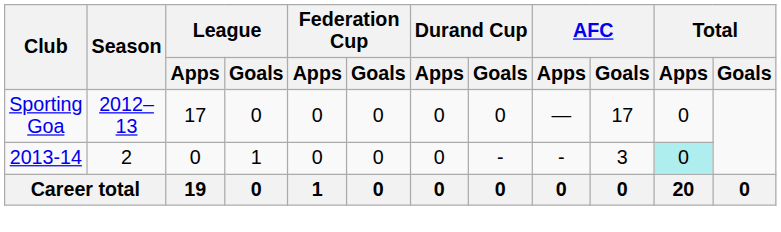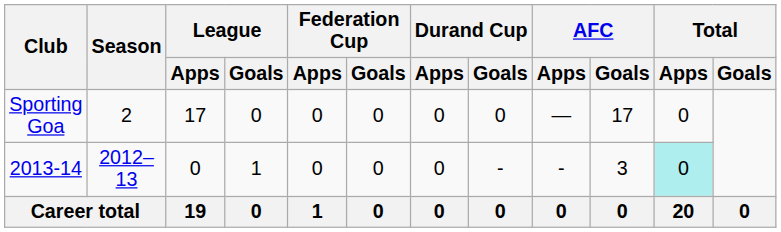(127, 115) 2012–13 -> (127, 115) 2
(127, 158) 2 -> (127, 169) 2012–13
